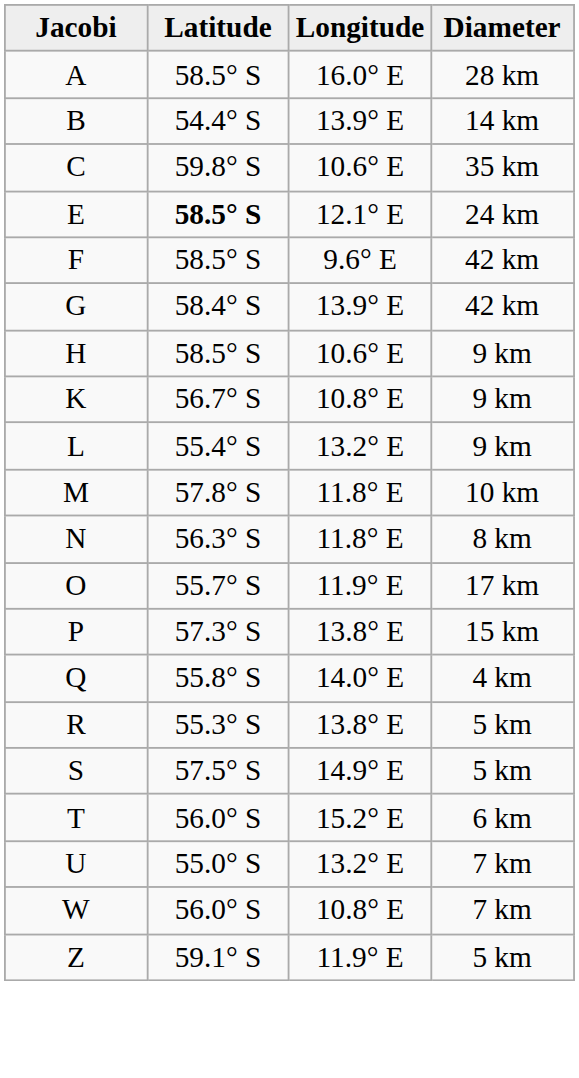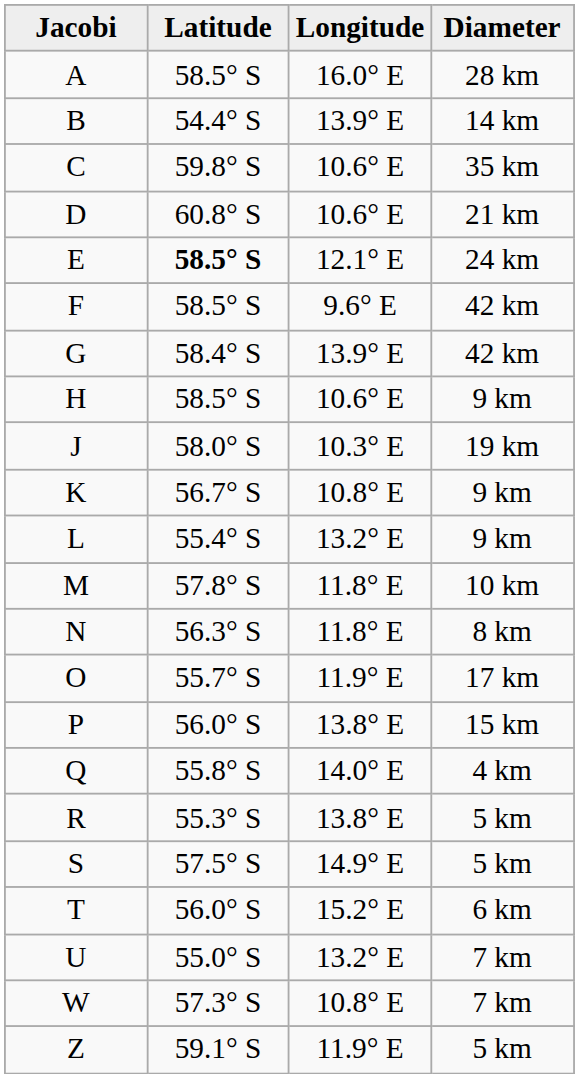+ row: (76, 213)
+ row: (76, 445)
(218, 631) 57.3° S -> (218, 724) 56.0° S
(218, 910) 56.0° S -> (218, 1002) 57.3° S
